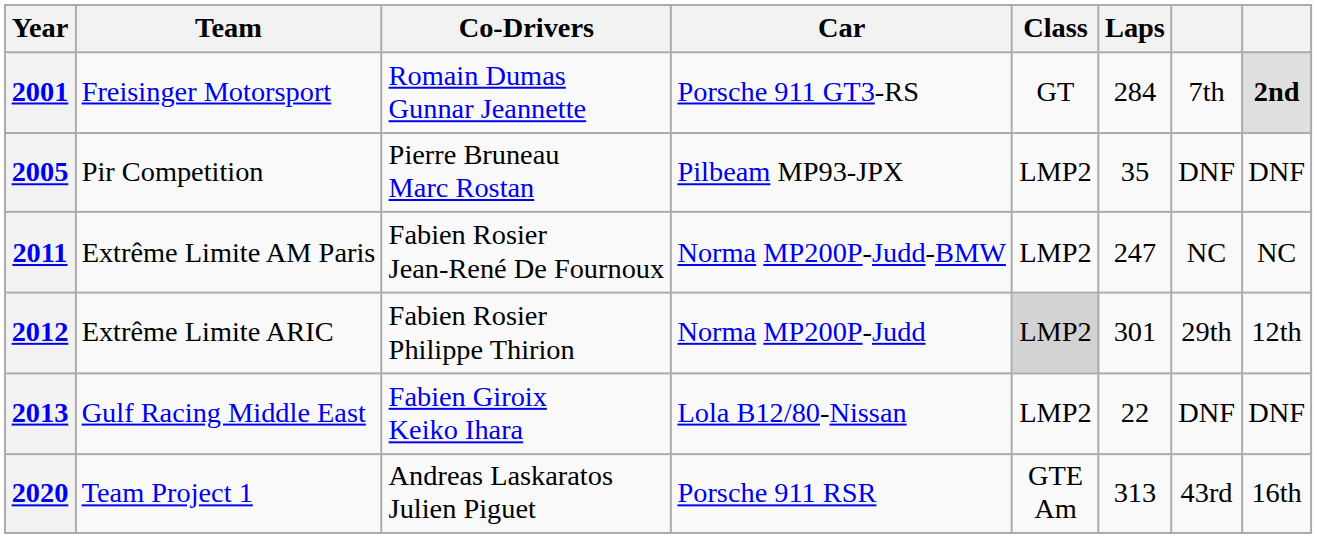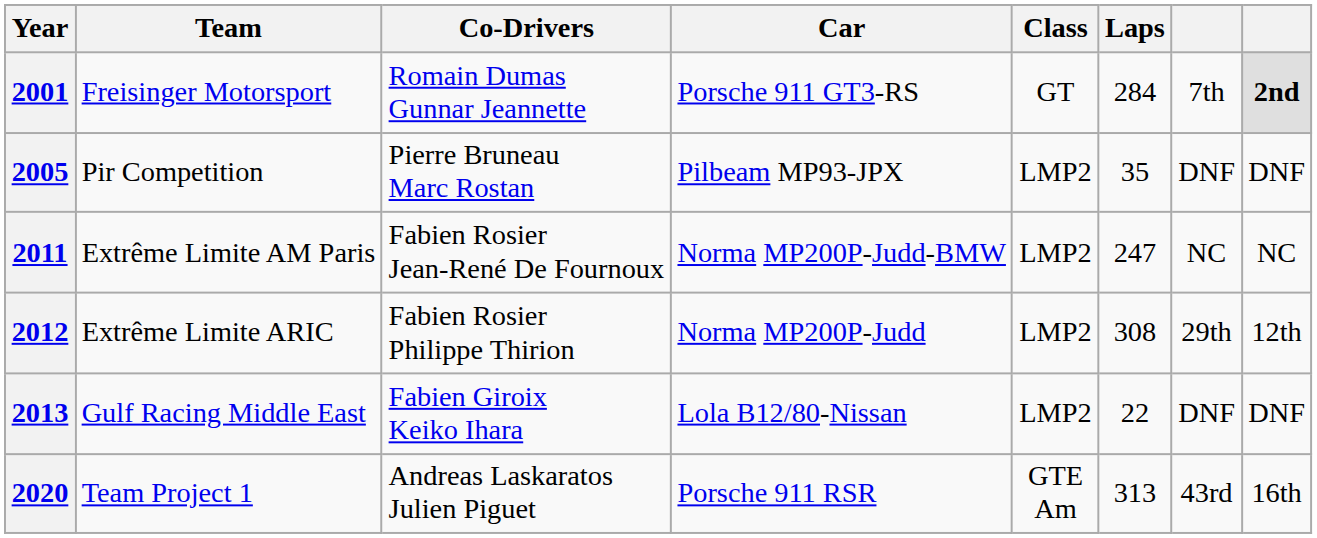(1055, 332) lightgrey background -> (1055, 332) no background
(1135, 332) 301 -> (1135, 332) 308
